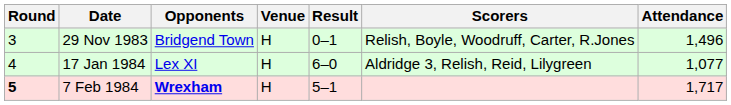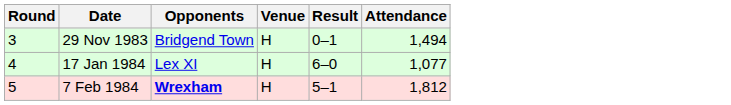- column: (500, 16)
(704, 40) 1,496 -> (428, 40) 1,494
(12, 87) bold -> (12, 87) normal
(704, 87) 1,717 -> (428, 87) 1,812
